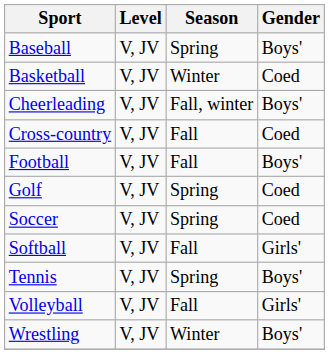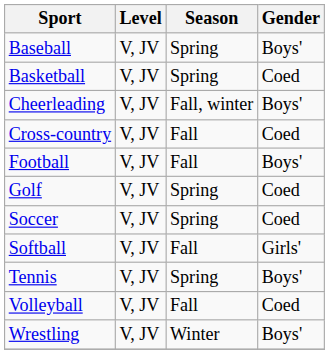(195, 76) Winter -> (194, 76) Spring
(281, 305) Girls' -> (281, 305) Coed
